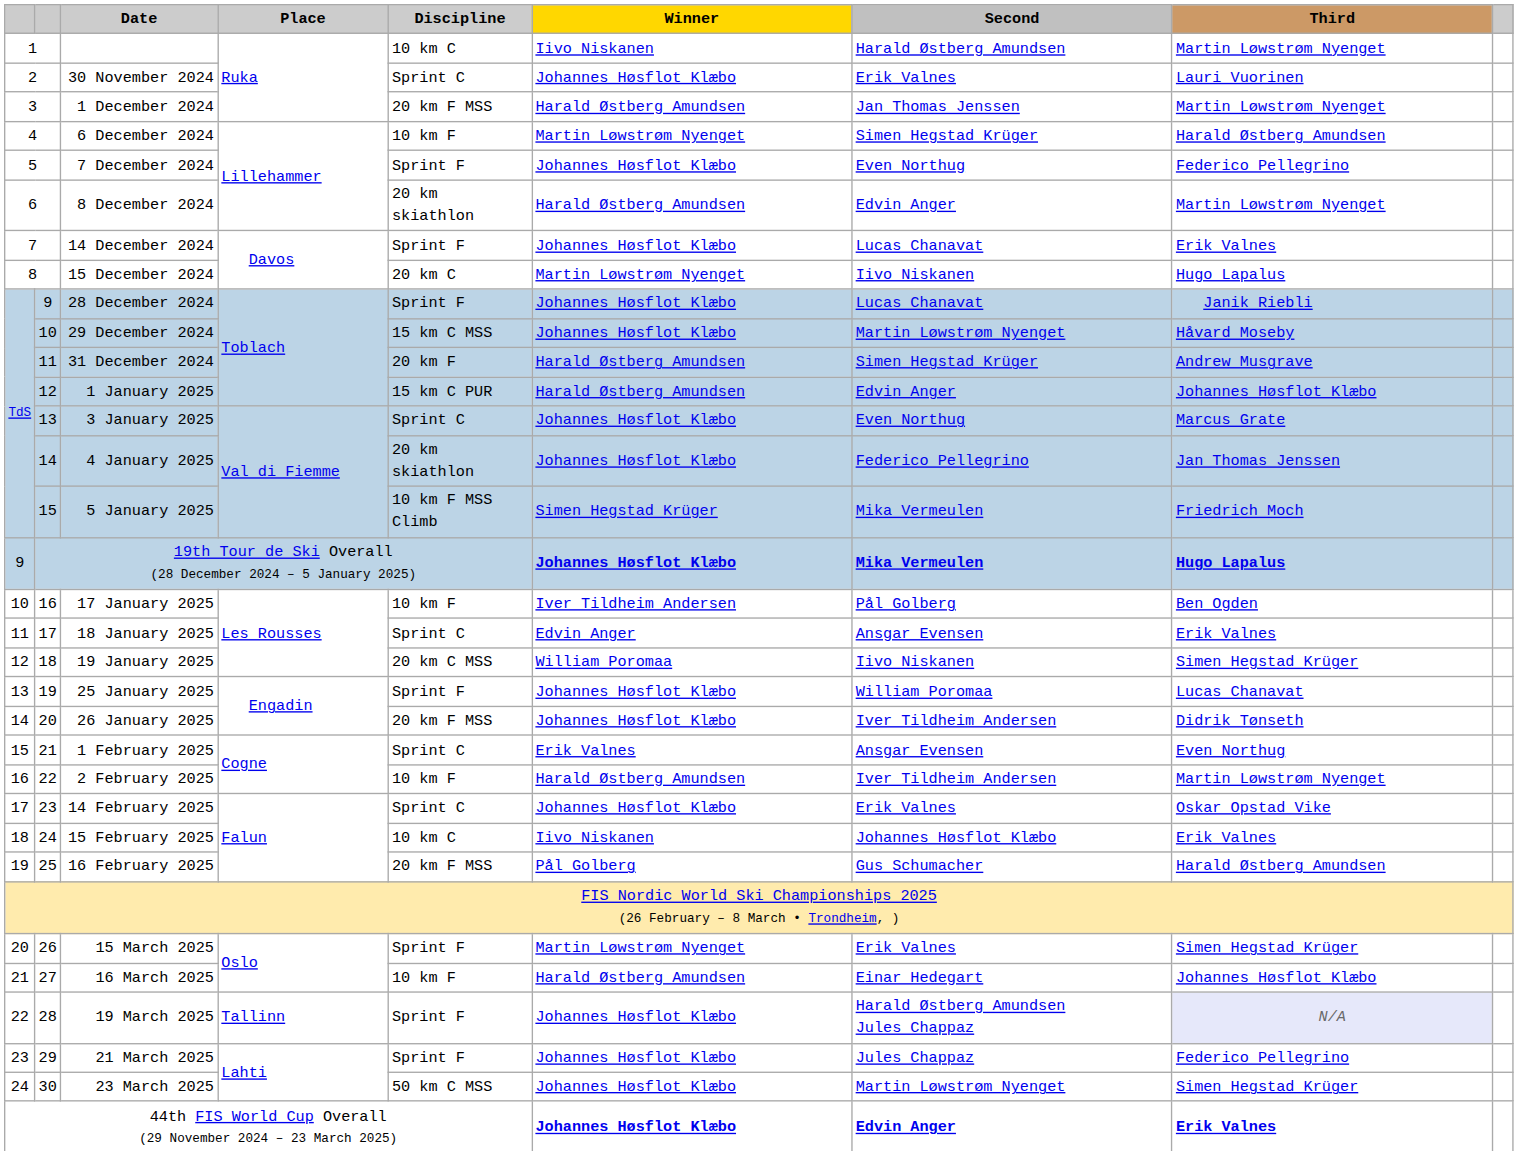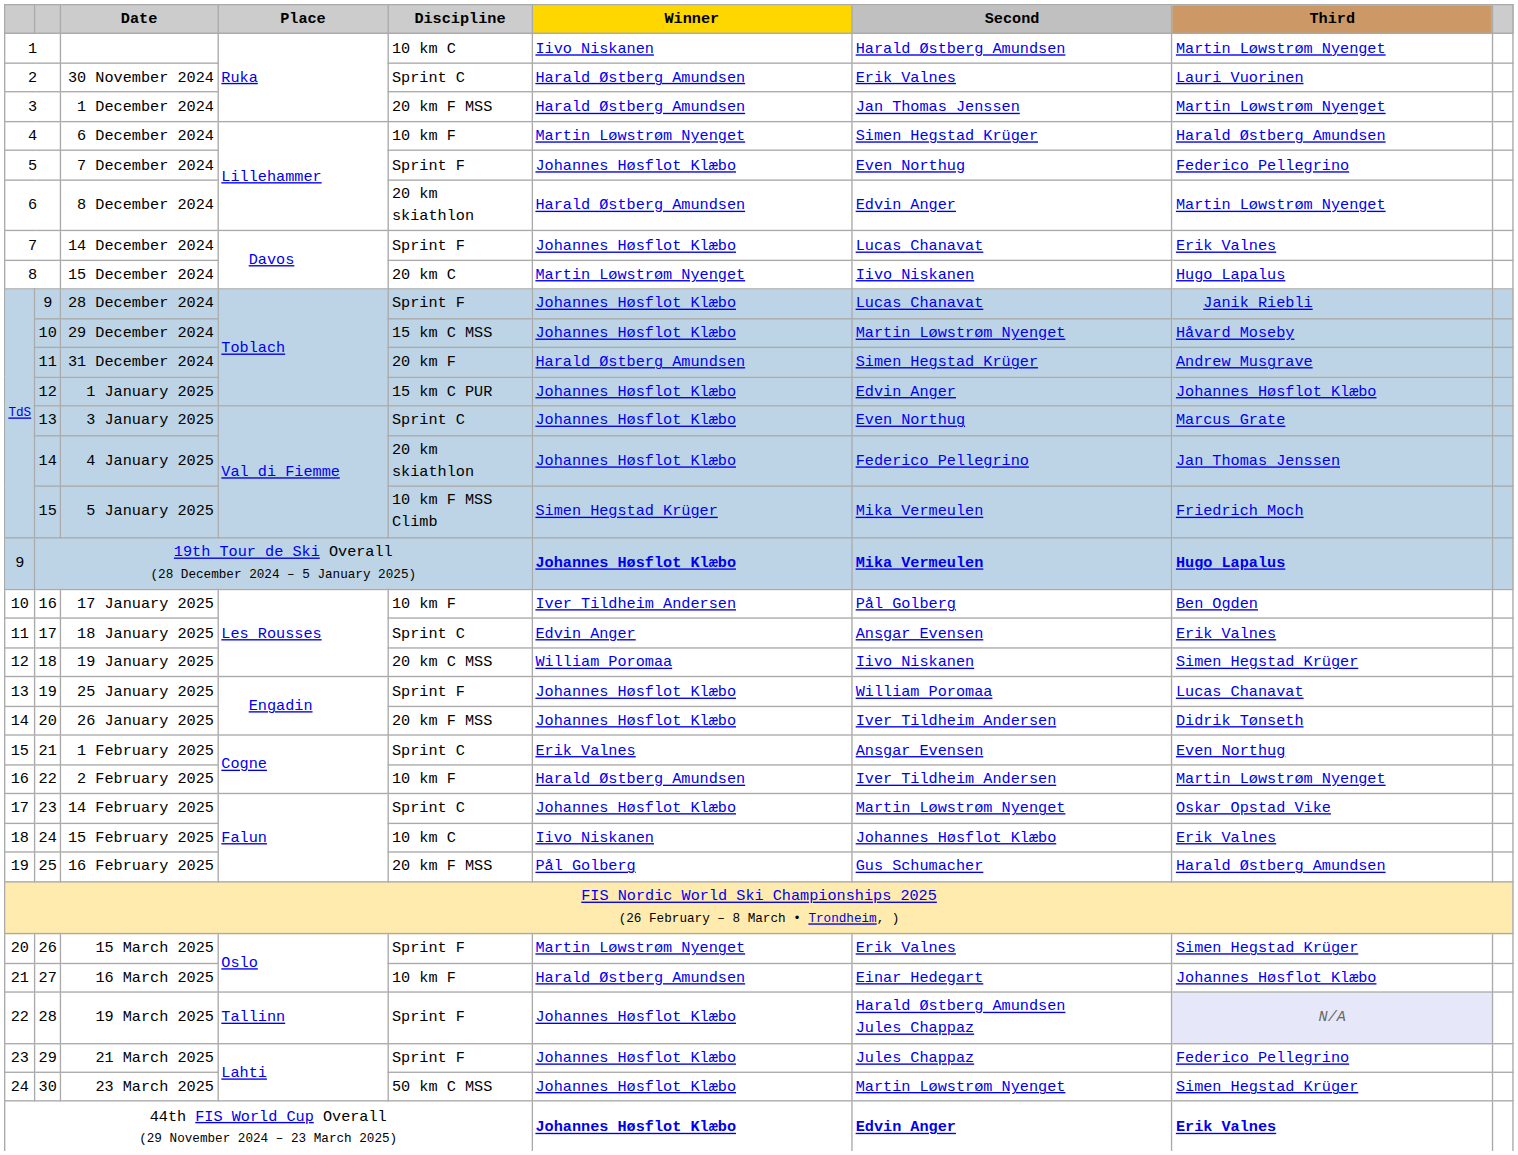(636, 78) Johannes Høsflot Klæbo -> (640, 78) Harald Østberg Amundsen
(640, 392) Harald Østberg Amundsen -> (636, 392) Johannes Høsflot Klæbo
(906, 809) Erik Valnes -> (961, 809) Martin Løwstrøm Nyenget
